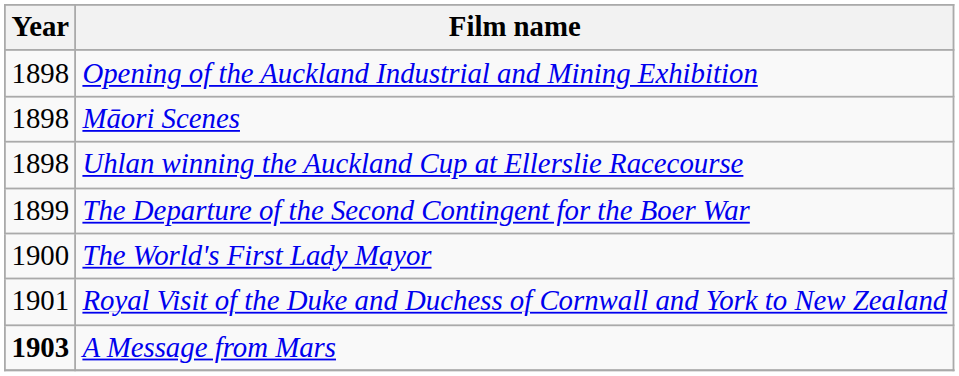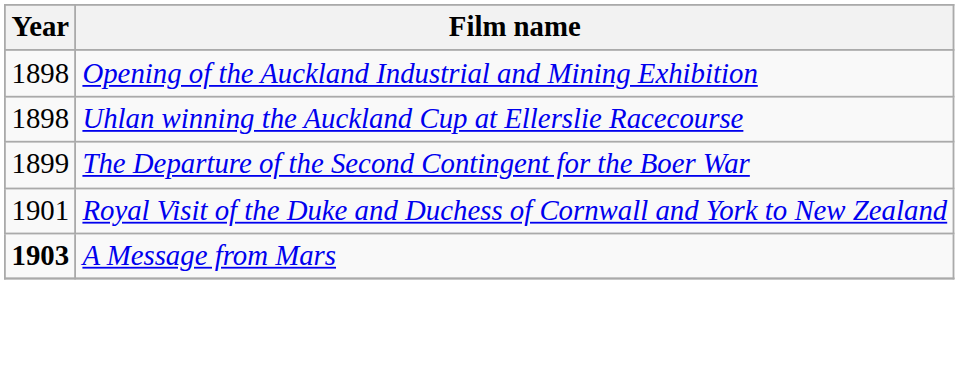- row: (161, 118)
- row: (257, 255)
